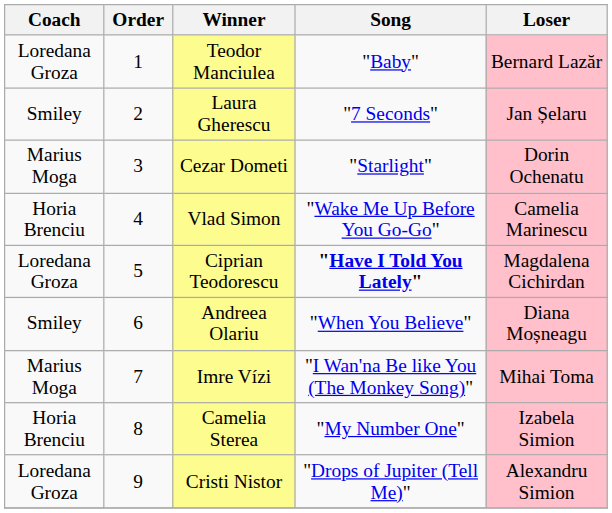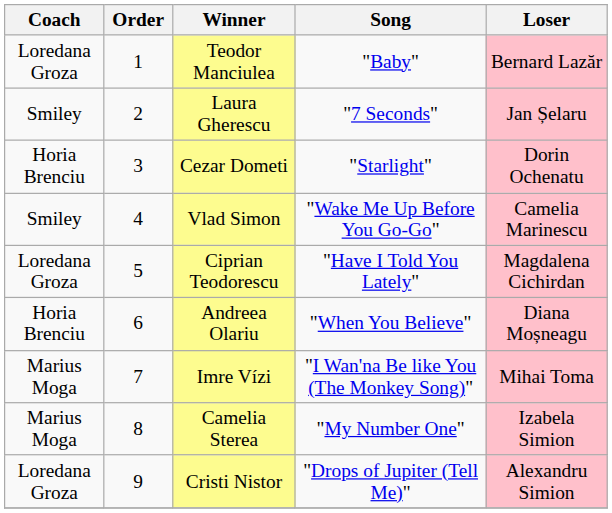(54, 166) Marius Moga -> (54, 166) Horia Brenciu
(54, 218) Horia Brenciu -> (54, 218) Smiley
(391, 271) bold -> (391, 271) normal
(54, 323) Smiley -> (54, 323) Horia Brenciu
(54, 428) Horia Brenciu -> (54, 428) Marius Moga
